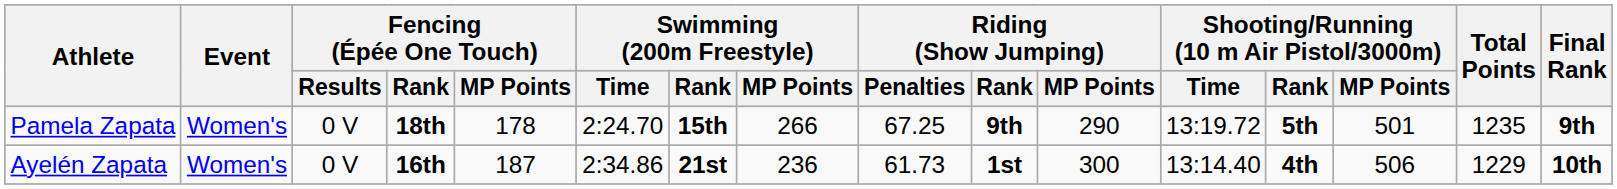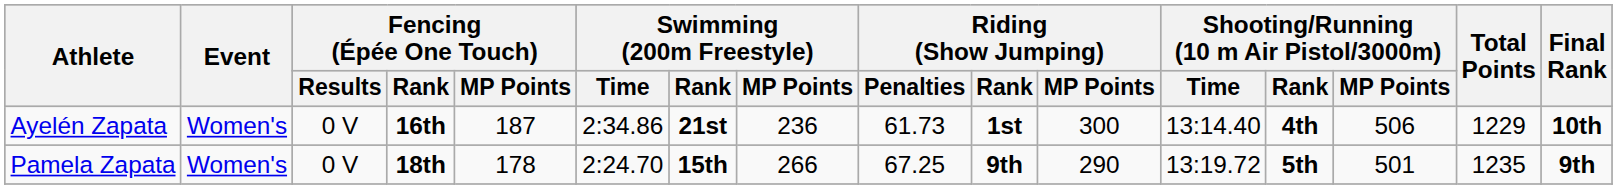rows swapped: (89, 165) <-> (93, 126)
